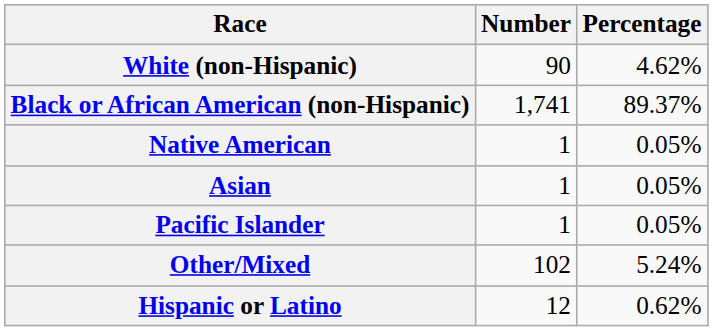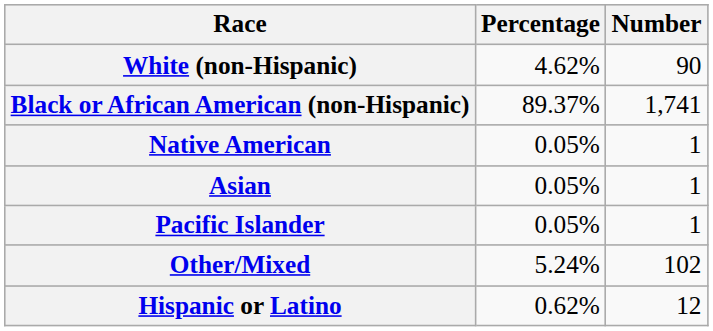columns swapped: (526, 24) <-> (642, 24)
